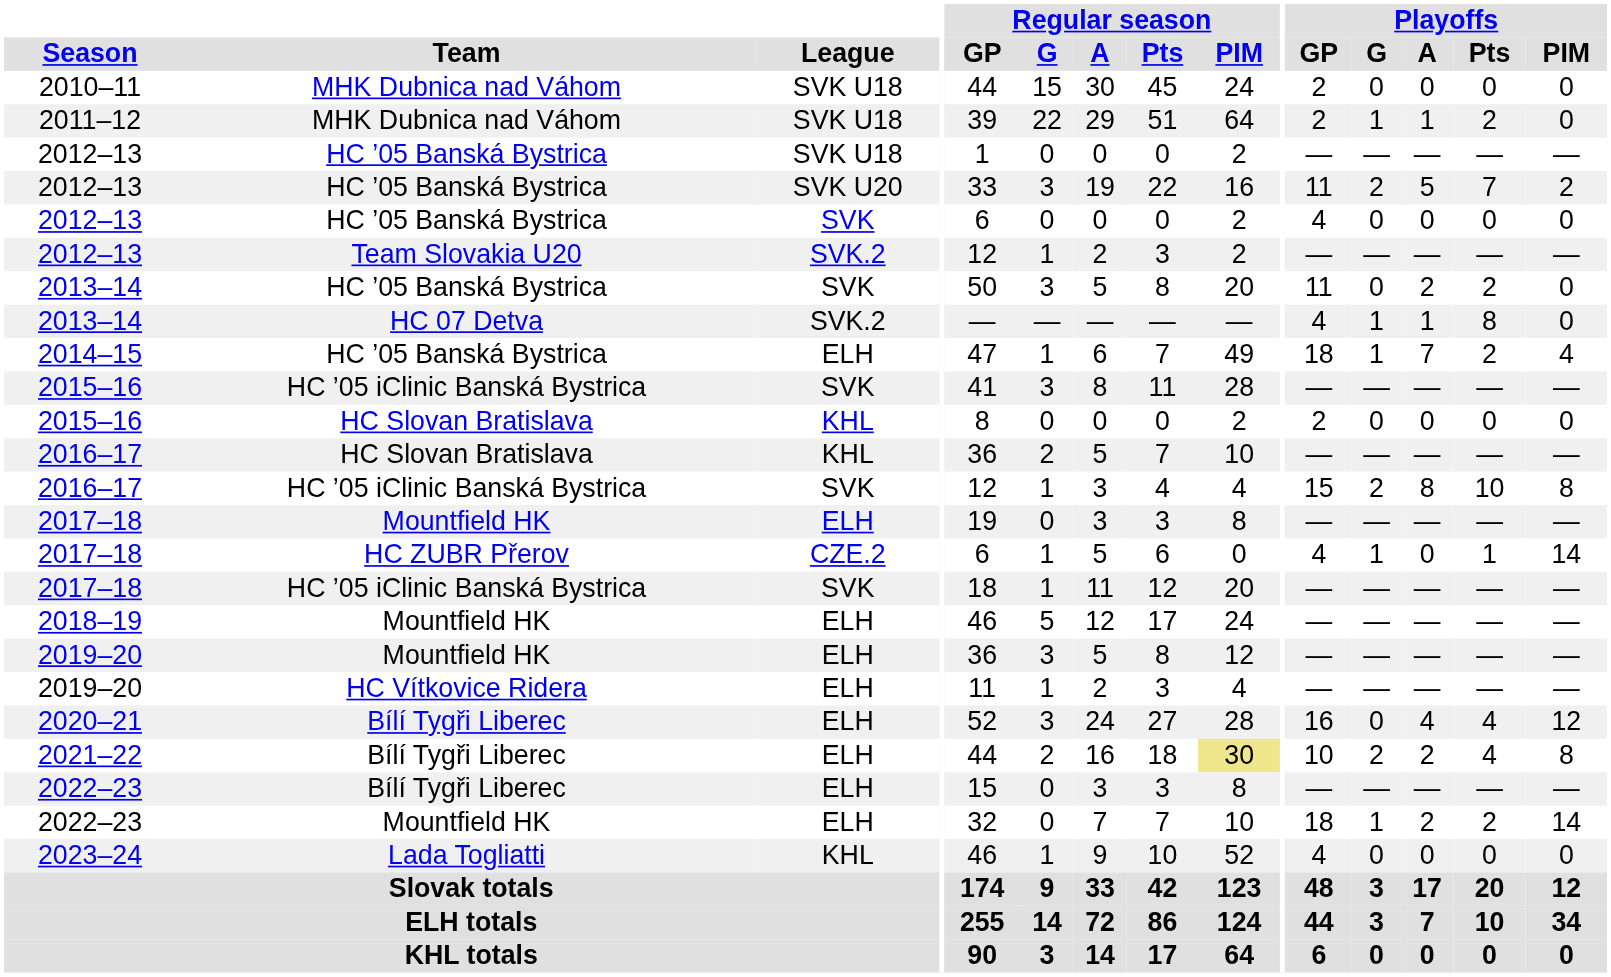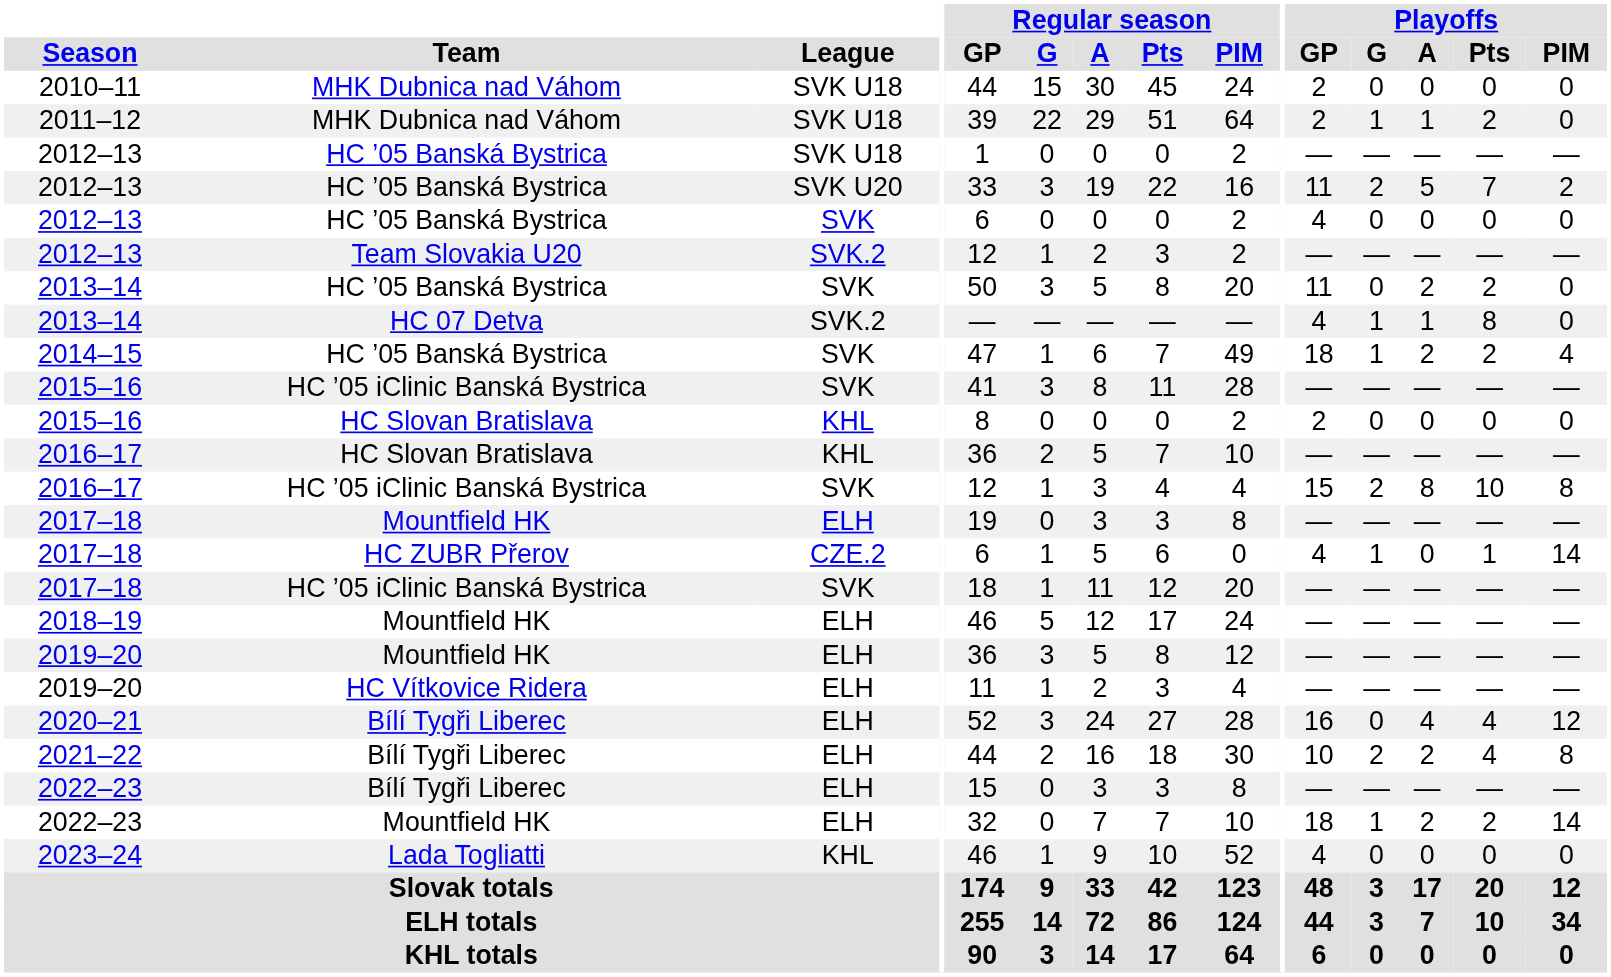(848, 354) ELH -> (848, 354) SVK
(1427, 354) 7 -> (1427, 354) 2
(1239, 755) khaki background -> (1239, 755) no background
